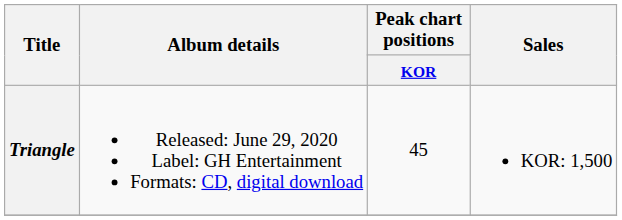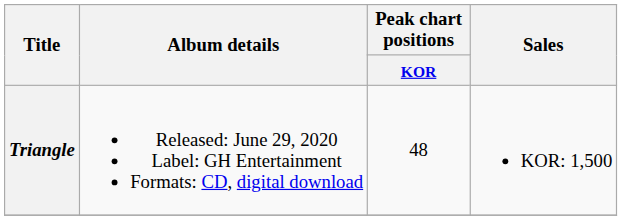(419, 150) 45 -> (419, 150) 48
